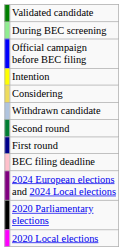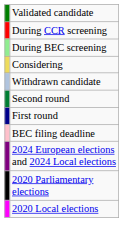+ row: (60, 30)
- row: (49, 53)
- row: (31, 76)
